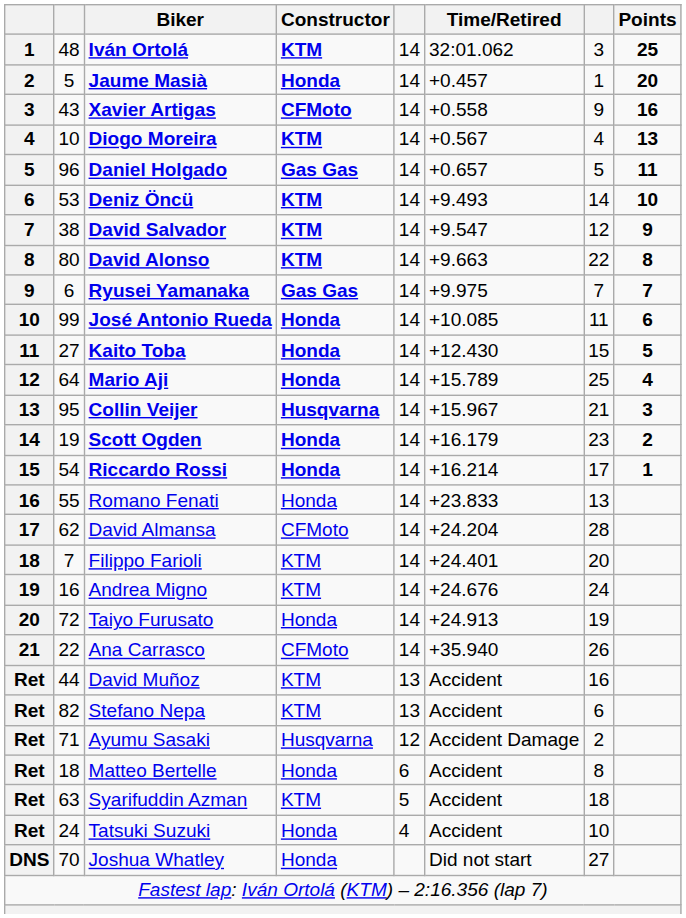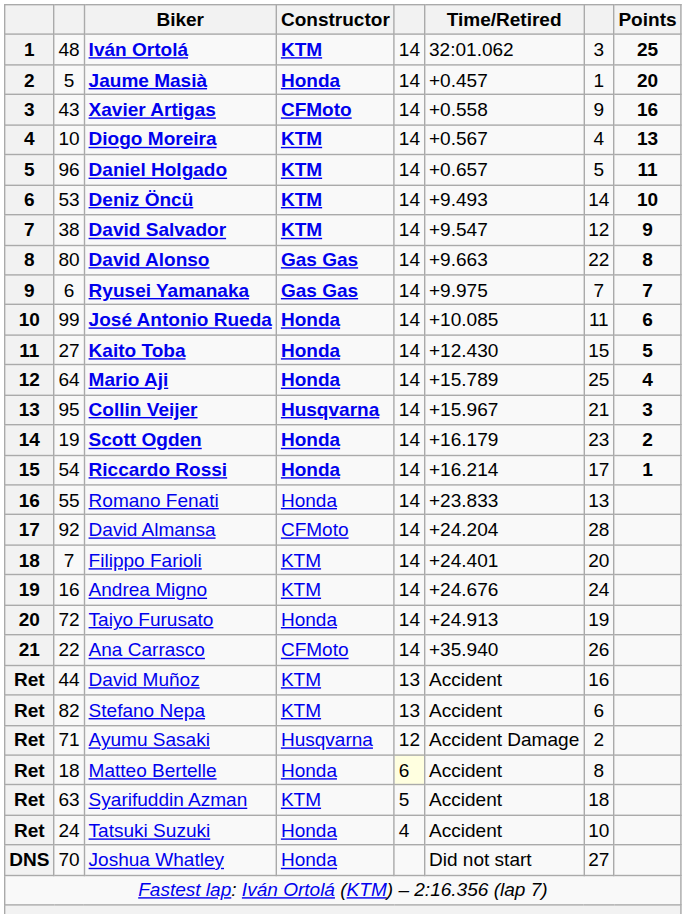(320, 169) Gas Gas -> (302, 169) KTM
(302, 259) KTM -> (320, 259) Gas Gas
(69, 530) 62 -> (69, 530) 92
(404, 770) no background -> (404, 770) lightyellow background
